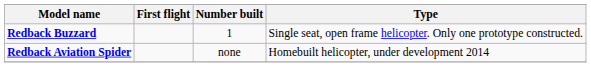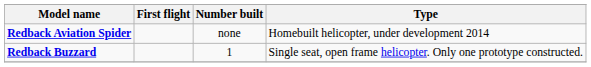rows swapped: (52, 33) <-> (69, 52)
